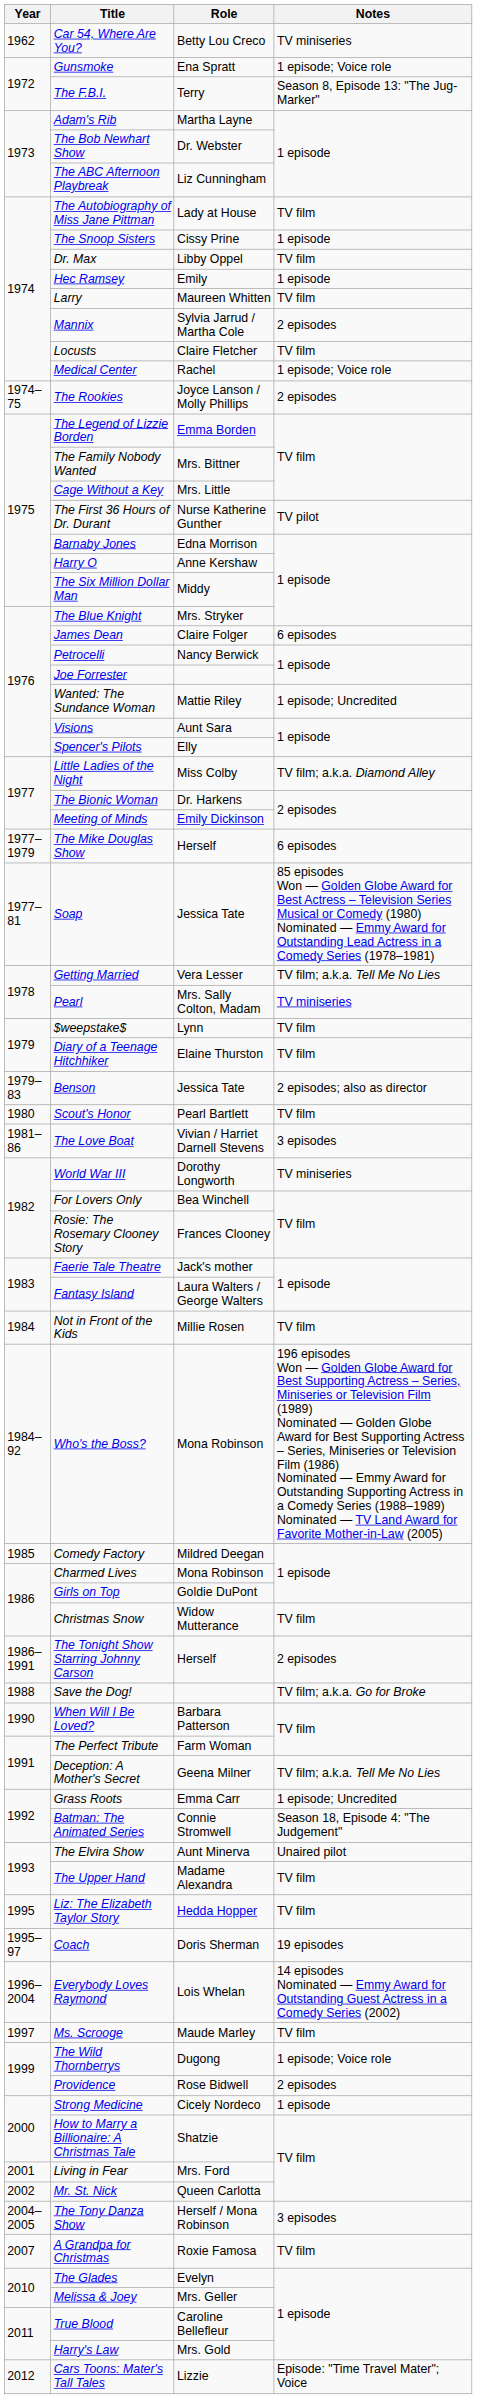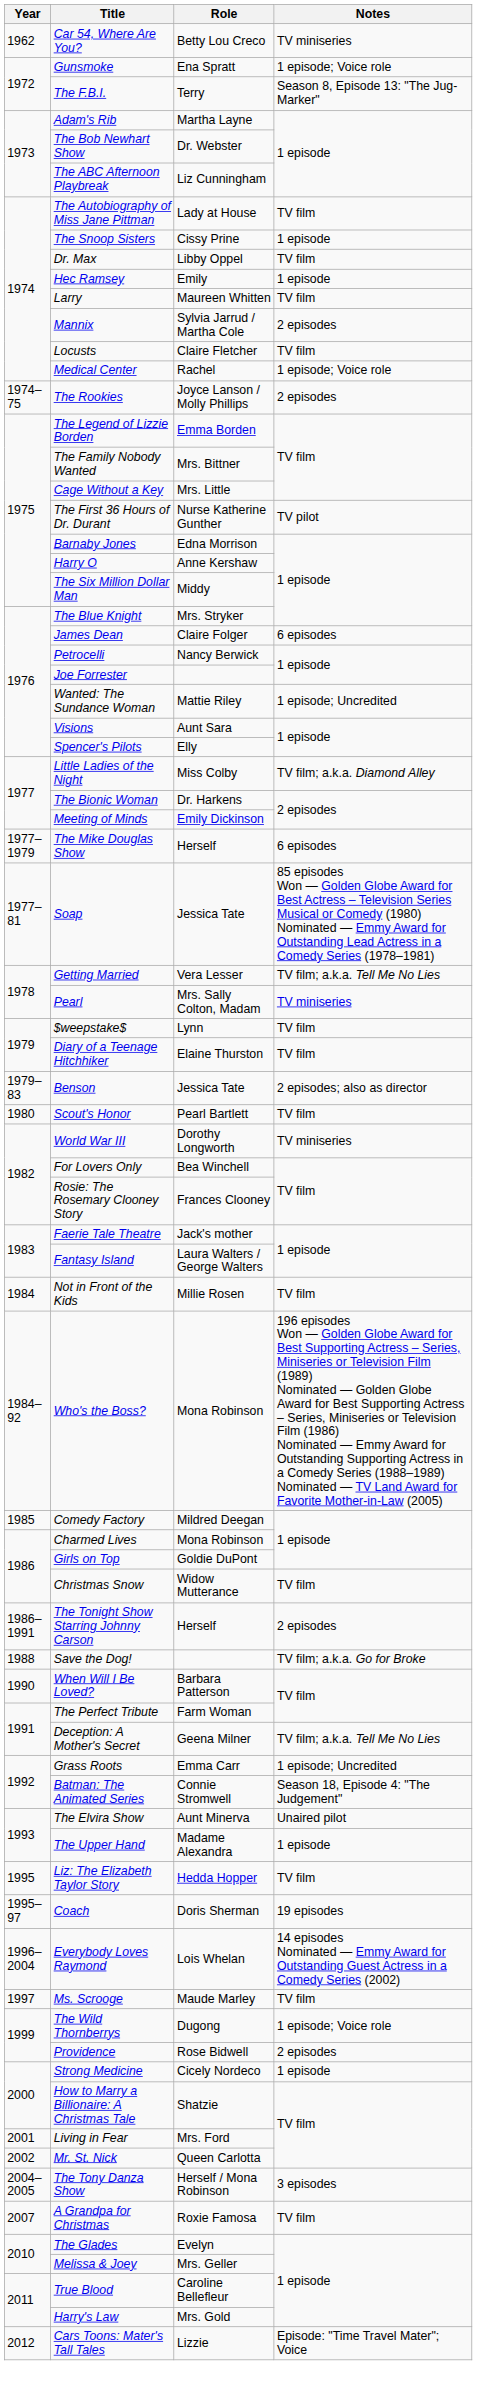- row: (94, 1141)
(296, 1878) TV film -> (304, 1844) 1 episode
